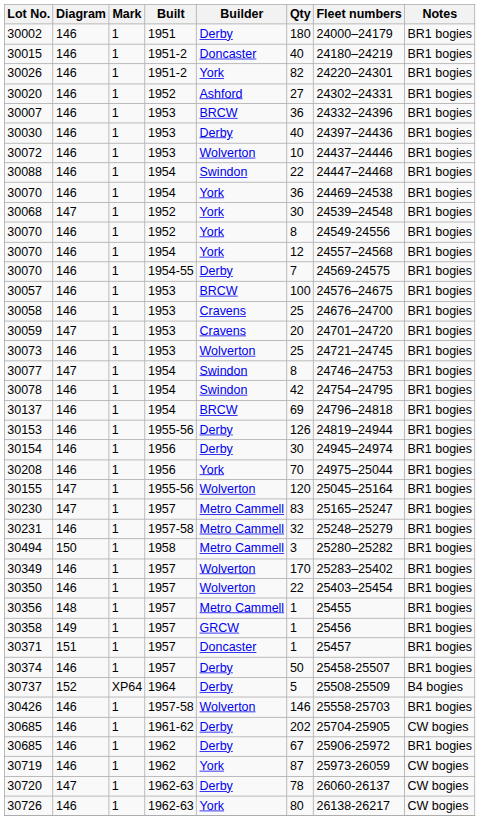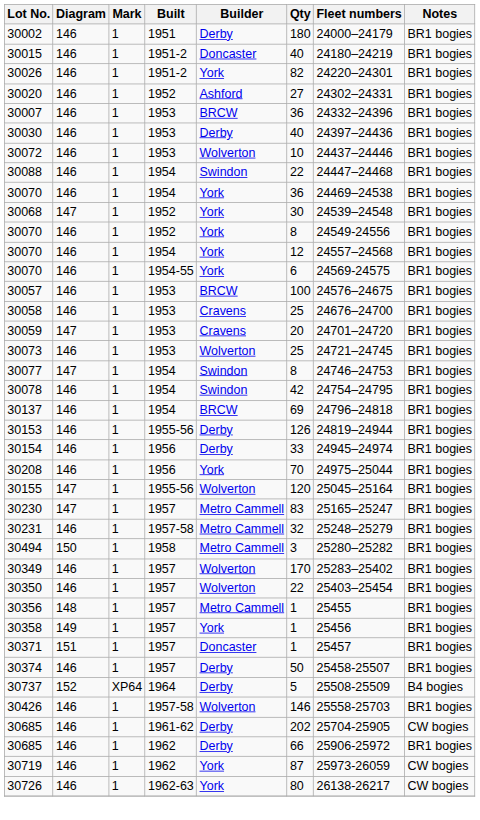(216, 271) Derby -> (212, 271) York
(293, 271) 7 -> (293, 271) 6
(297, 449) 30 -> (297, 449) 33
(219, 627) GRCW -> (212, 627) York
(297, 746) 67 -> (297, 746) 66
- row: (25, 786)
